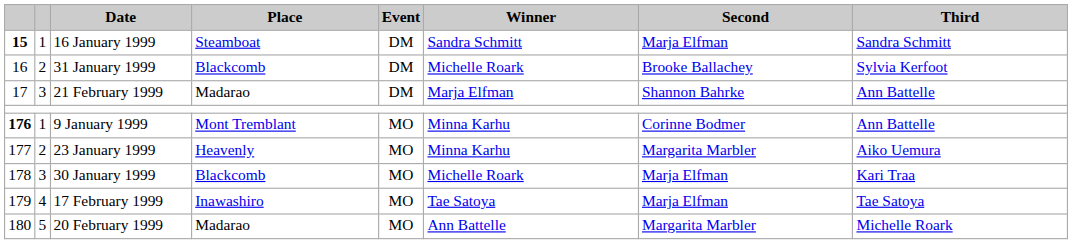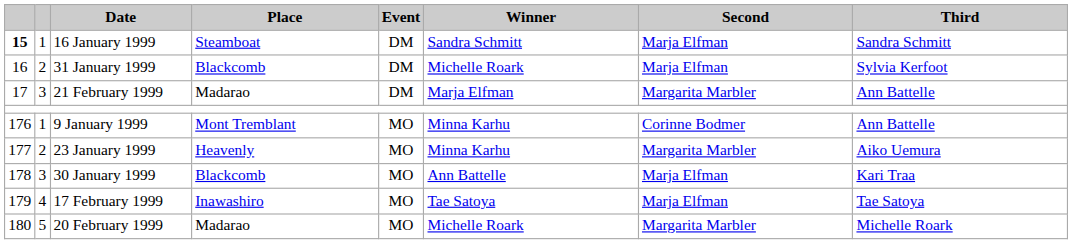(697, 67) Brooke Ballachey -> (685, 67) Marja Elfman
(693, 92) Shannon Bahrke -> (699, 92) Margarita Marbler
(20, 124) bold -> (20, 124) normal
(476, 175) Michelle Roark -> (467, 175) Ann Battelle
(467, 225) Ann Battelle -> (476, 225) Michelle Roark
